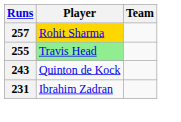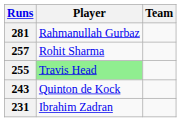+ row: (20, 32)
(72, 32) gold background -> (72, 51) no background
